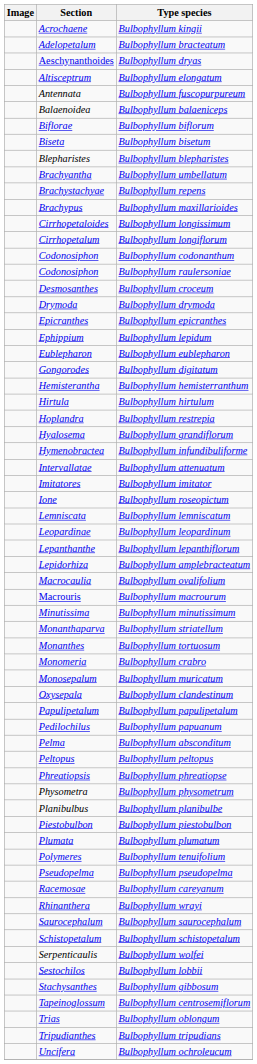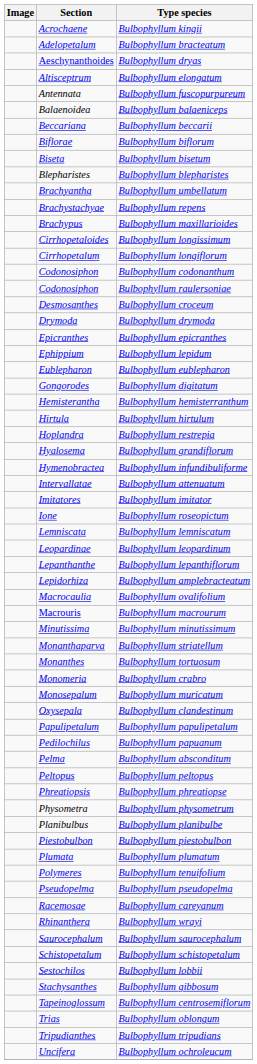+ row: (165, 126)
- row: (161, 954)
